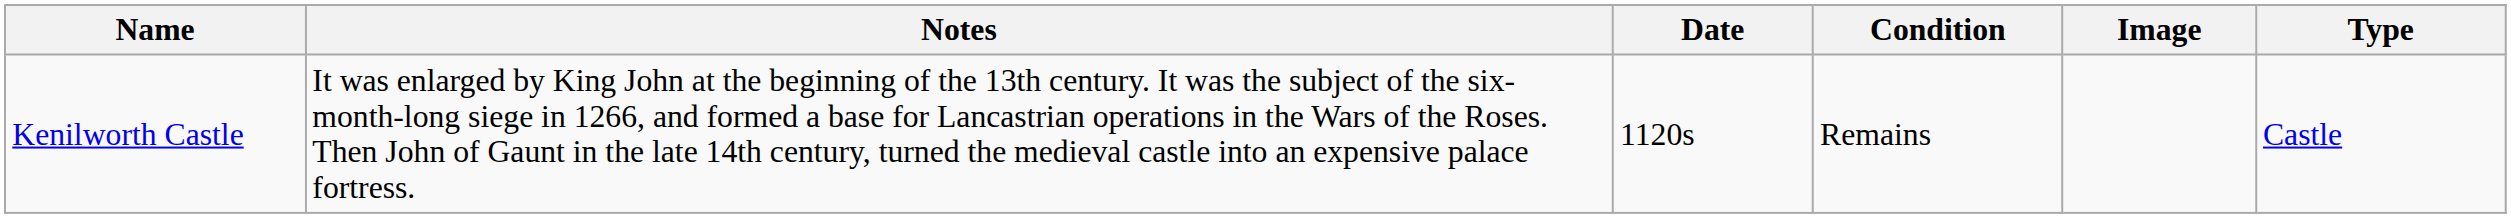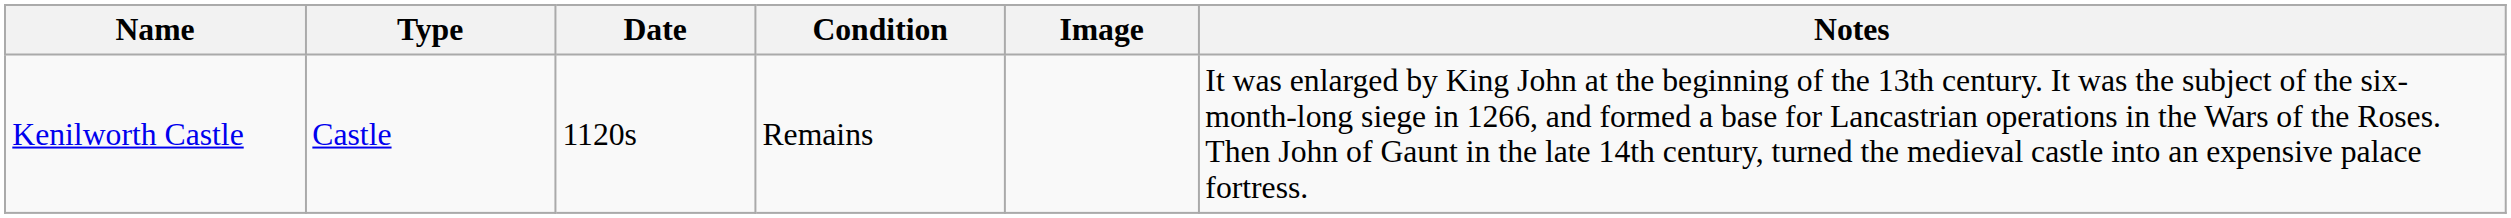columns swapped: (2381, 29) <-> (959, 29)
